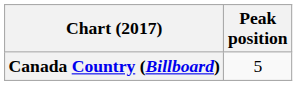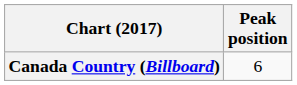(258, 66) 5 -> (258, 66) 6
